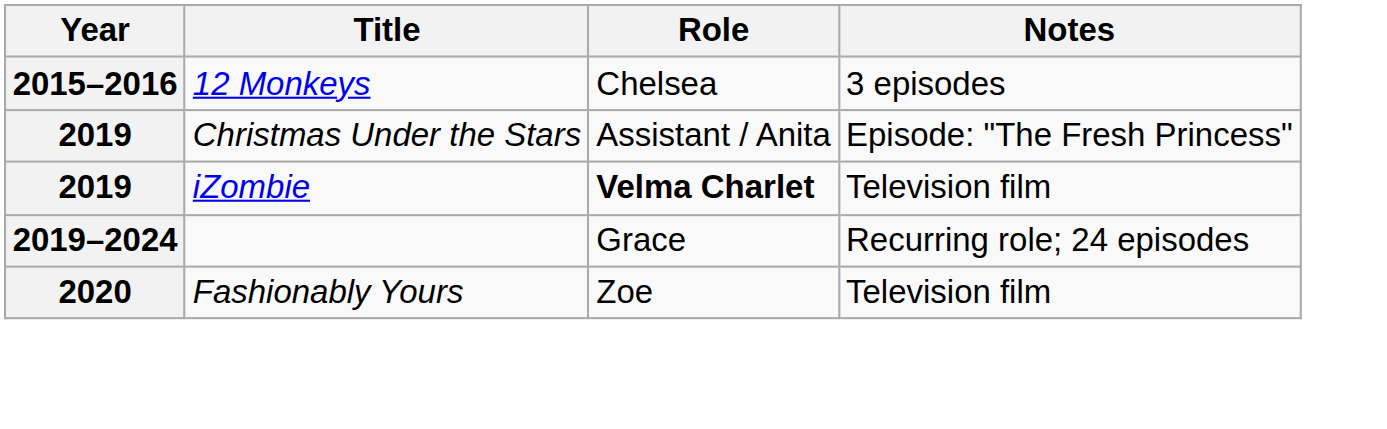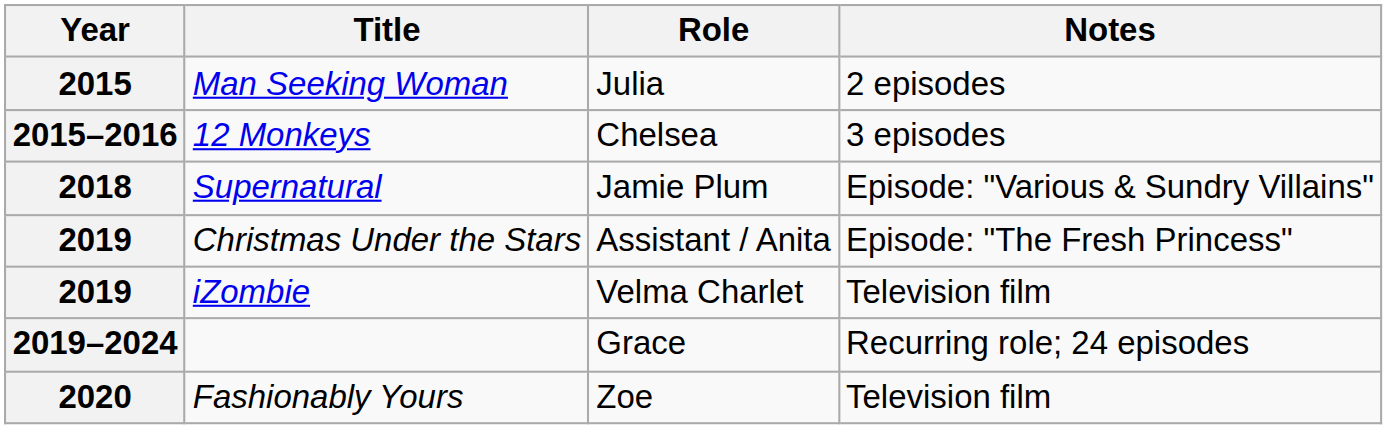+ row: (350, 82)
+ row: (287, 187)
(705, 187) bold -> (700, 291) normal
